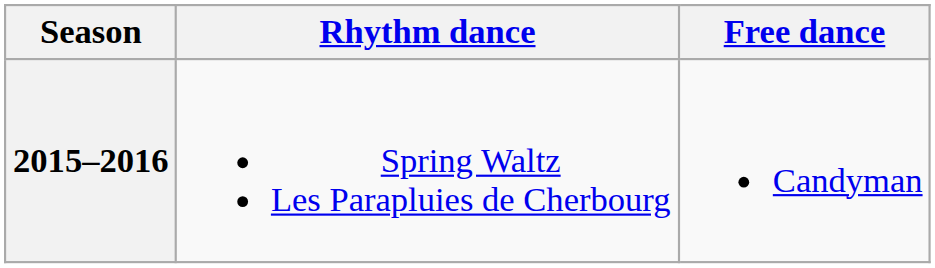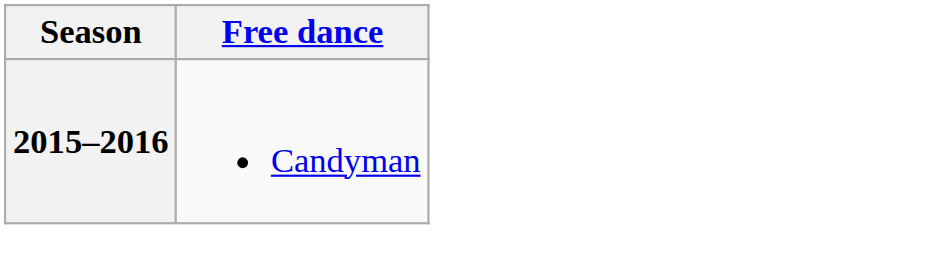- column: (427, 31)
